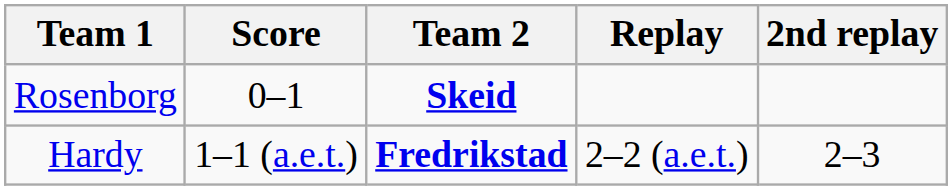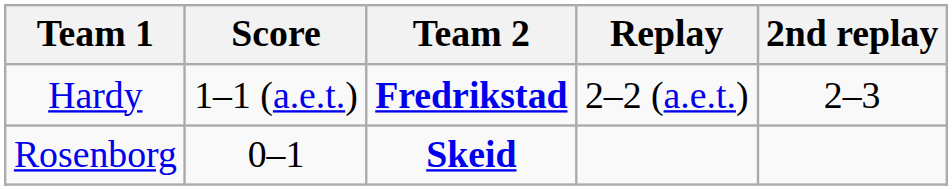rows swapped: (95, 94) <-> (95, 154)
